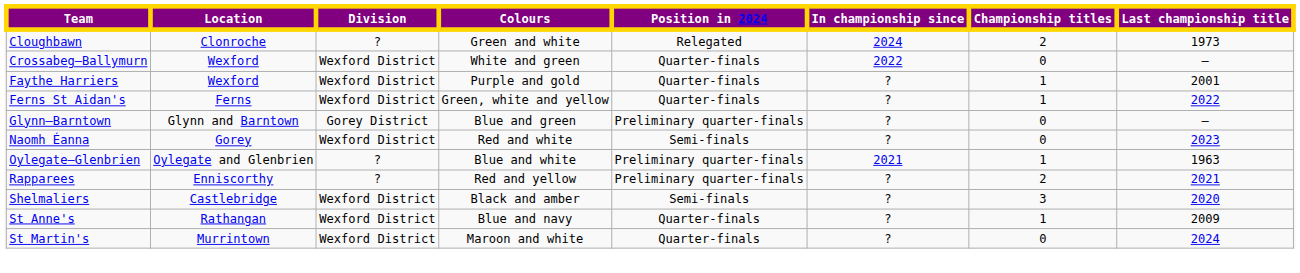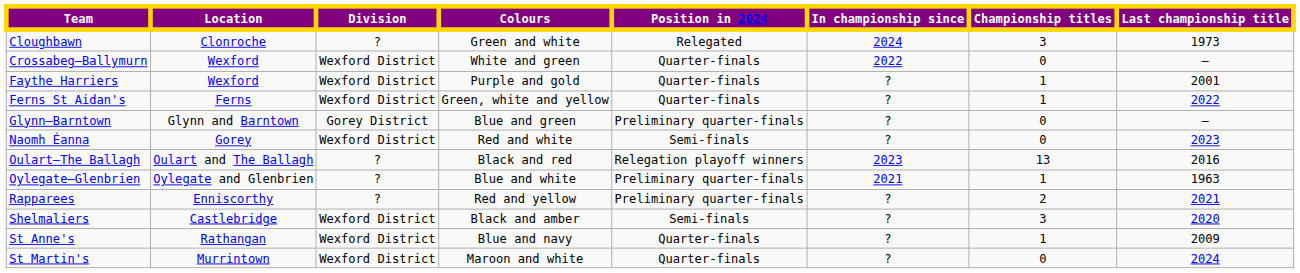(1043, 41) 2 -> (1043, 41) 3
+ row: (75, 160)
